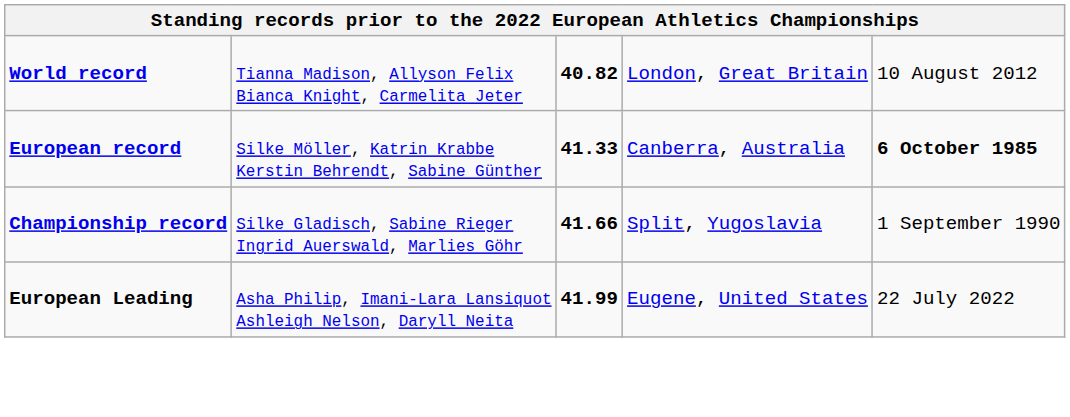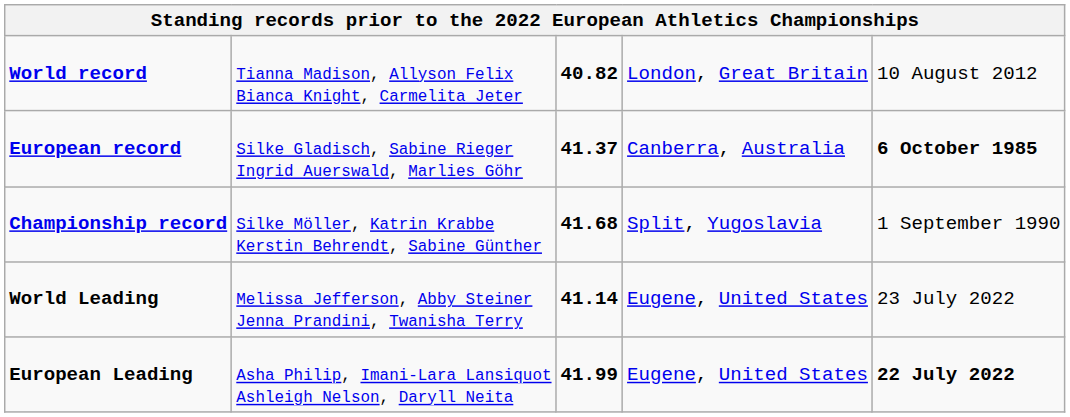(389, 161) Silke Möller, Katrin Krabbe Kerstin Behrendt, Sabine Günther -> (380, 161) Silke Gladisch, Sabine Rieger Ingrid Auerswald, Marlies Göhr
(589, 149) 41.33 -> (589, 149) 41.37
(380, 236) Silke Gladisch, Sabine Rieger Ingrid Auerswald, Marlies Göhr -> (389, 236) Silke Möller, Katrin Krabbe Kerstin Behrendt, Sabine Günther
(589, 224) 41.66 -> (589, 224) 41.68
+ row: (84, 299)
(946, 299) normal -> (946, 374) bold
